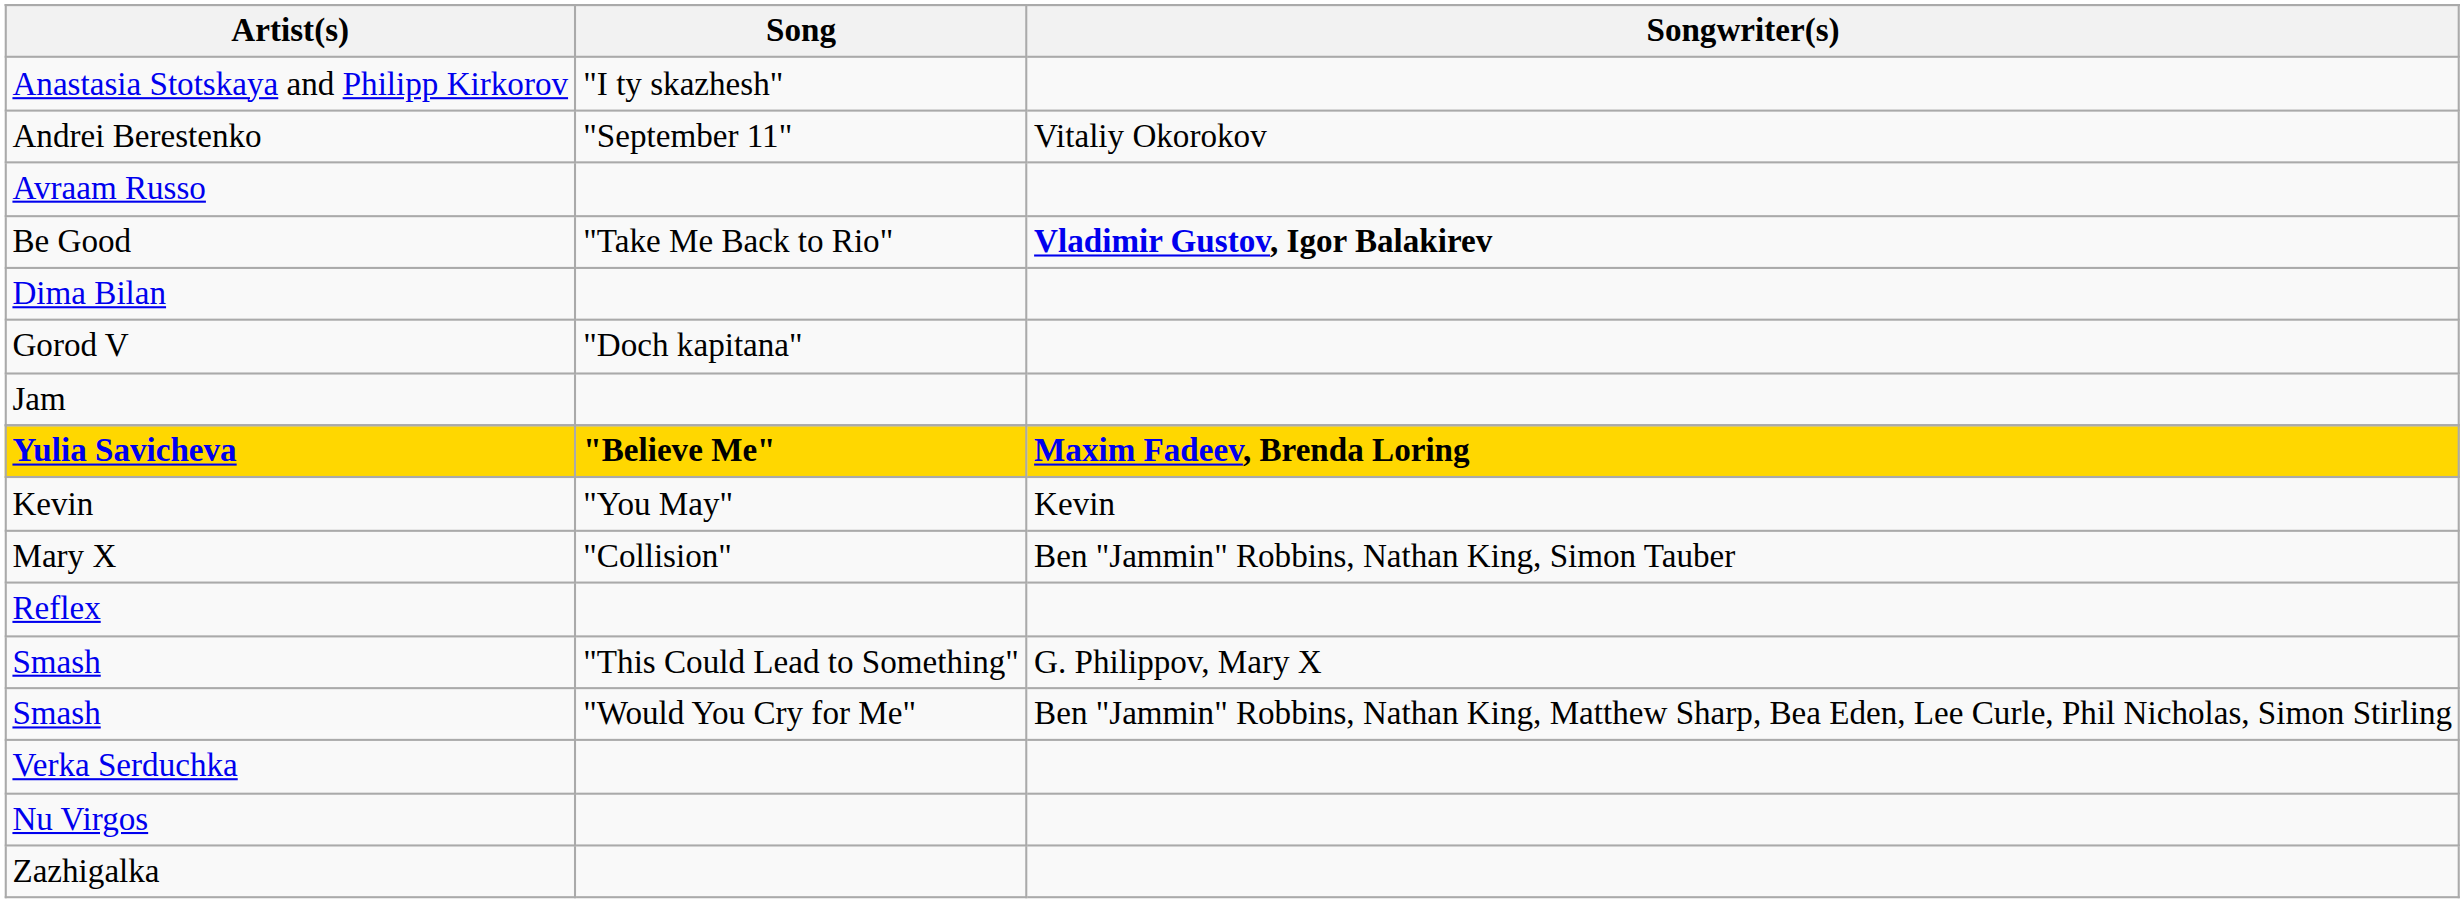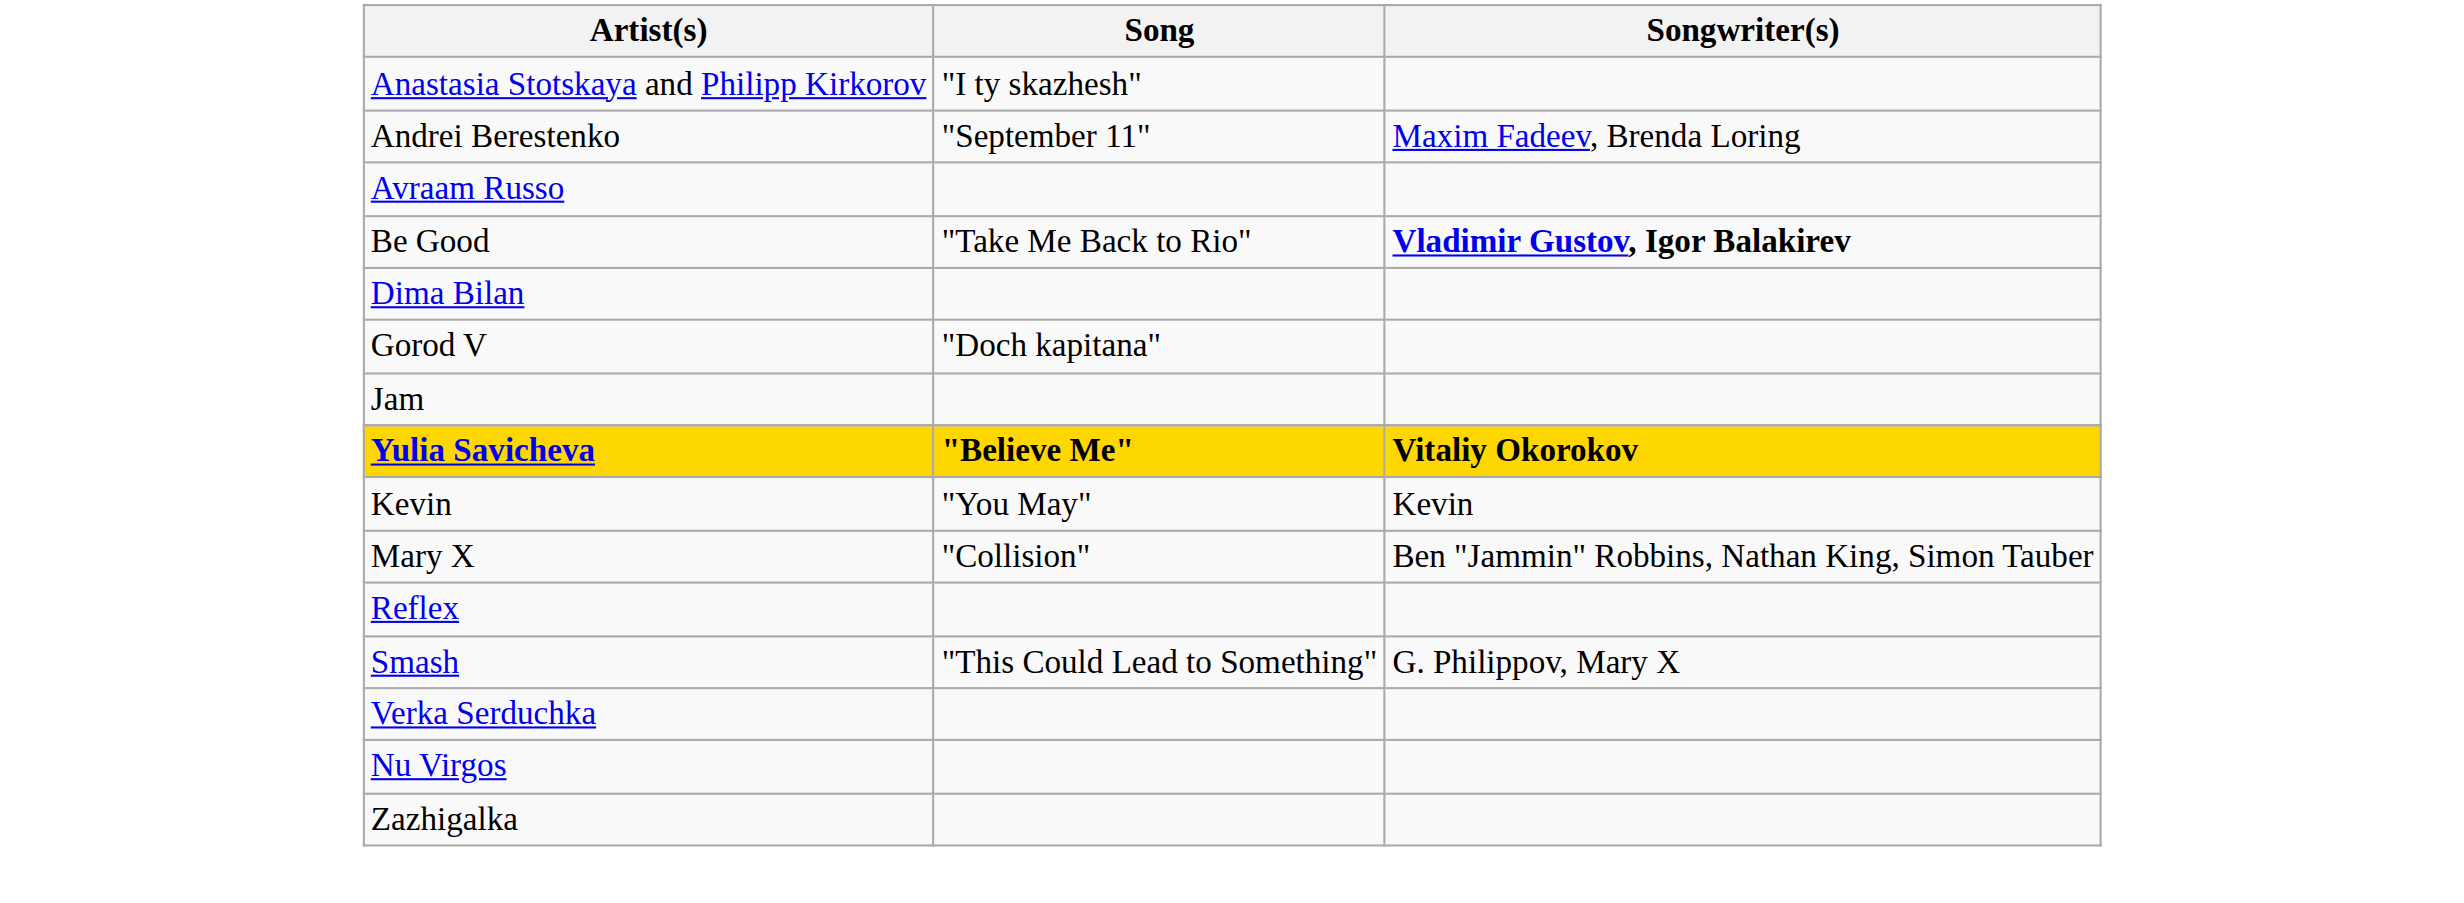(1150, 135) Vitaliy Okorokov -> (1597, 135) Maxim Fadeev, Brenda Loring
(1252, 450) Maxim Fadeev, Brenda Loring -> (1515, 450) Vitaliy Okorokov
- row: (57, 713)
